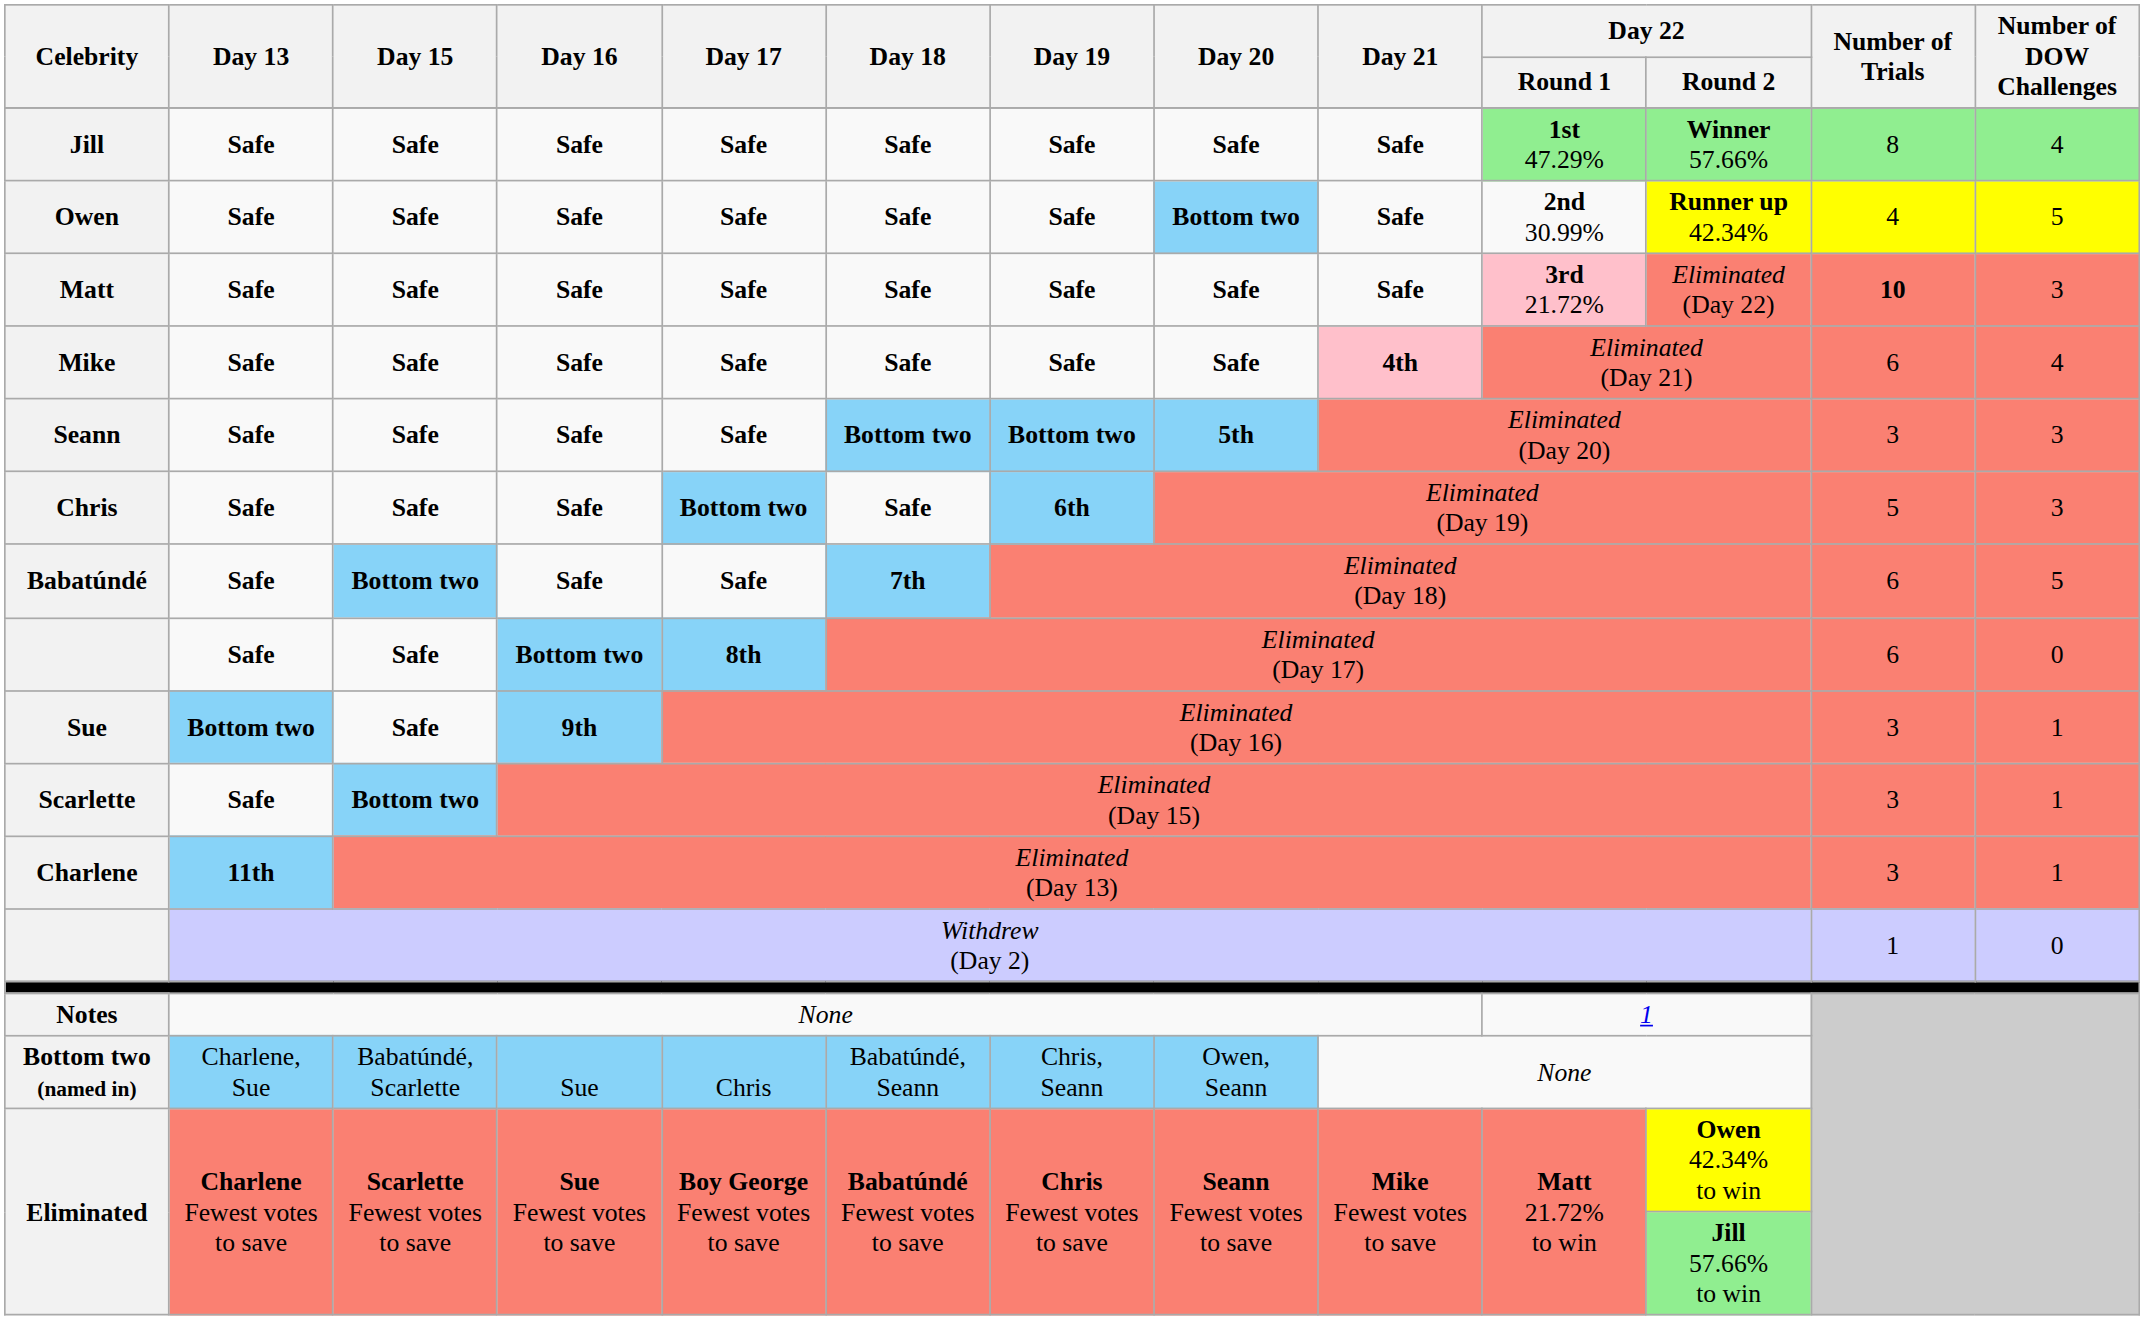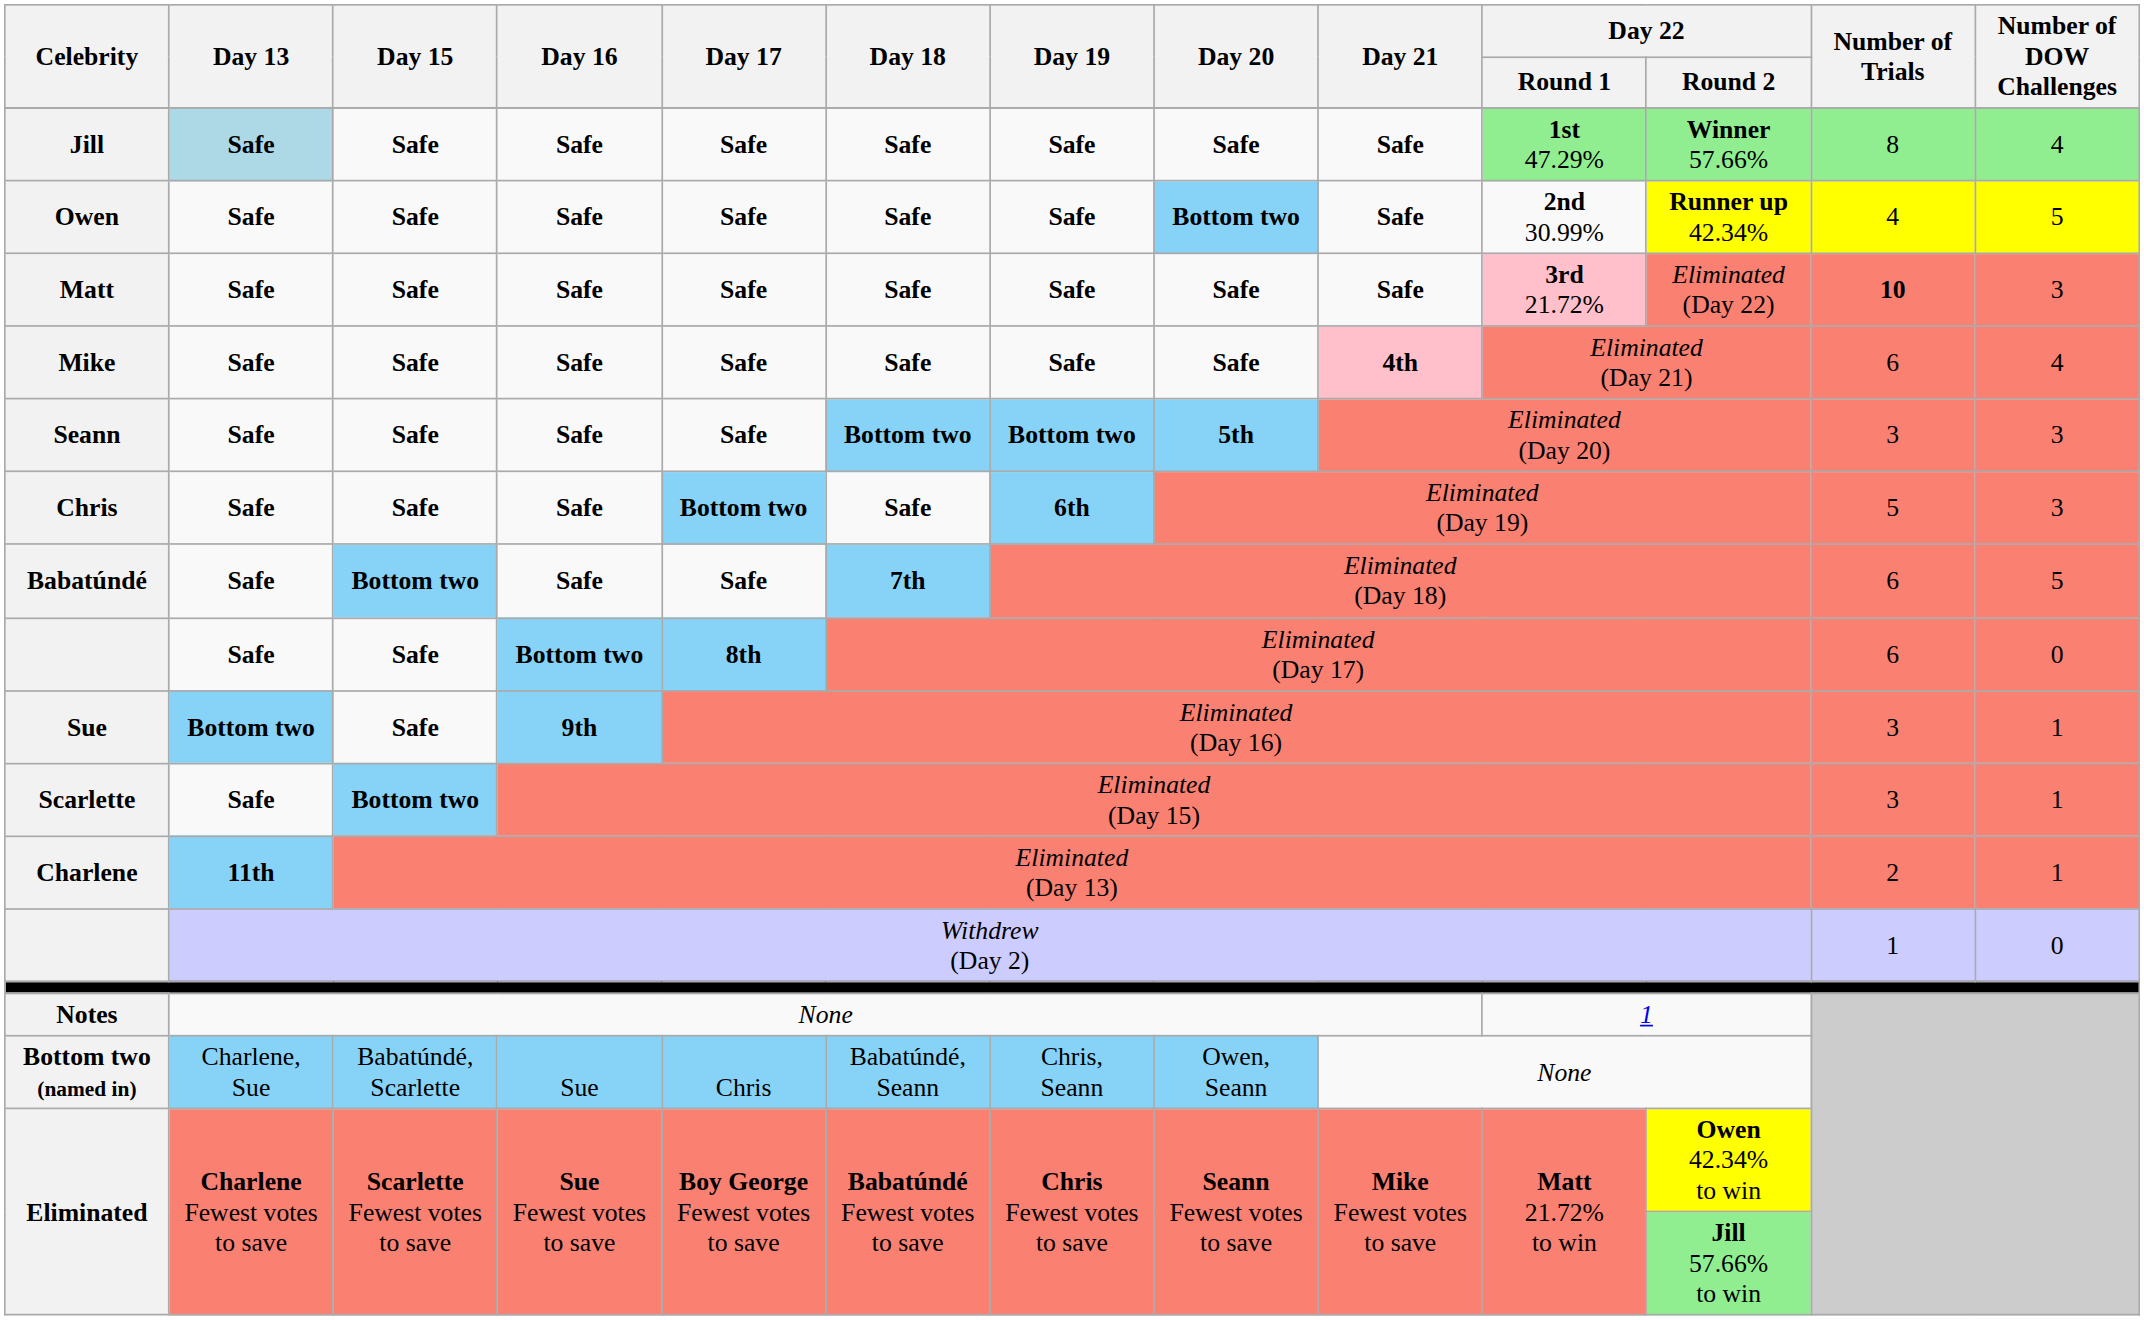(251, 144) no background -> (251, 144) lightblue background
(1893, 872) 3 -> (1893, 872) 2
